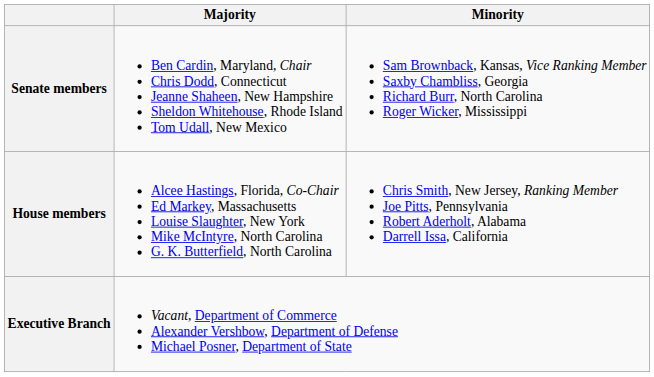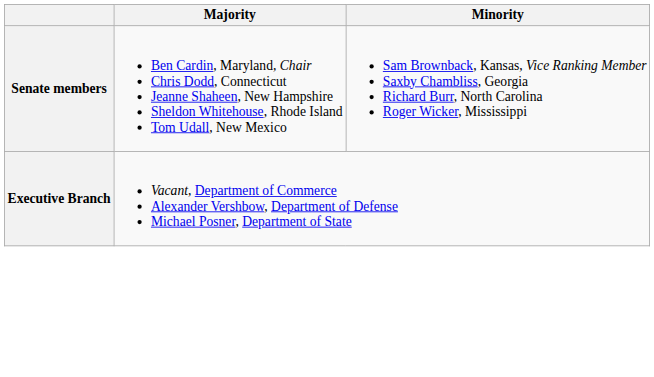- row: (59, 213)
